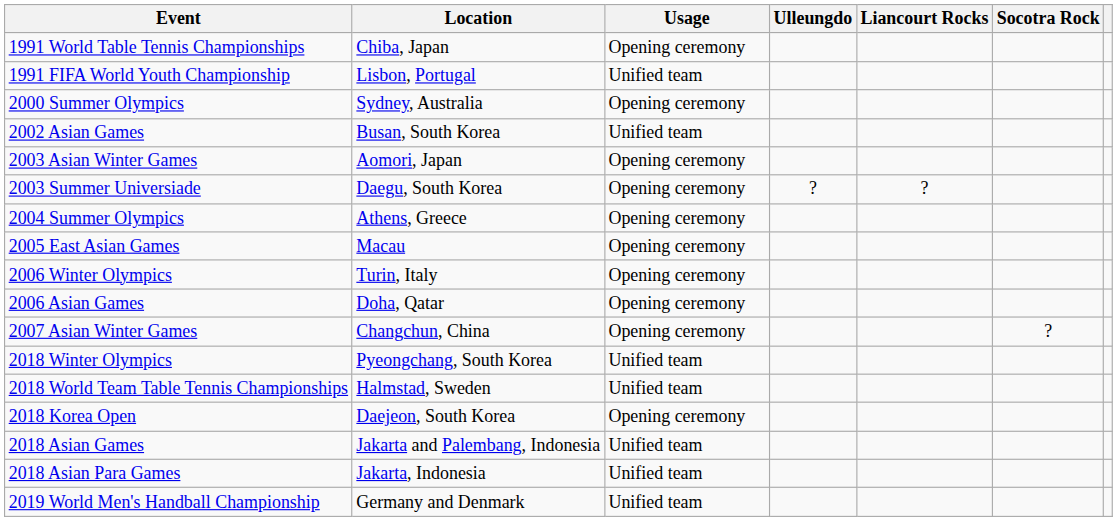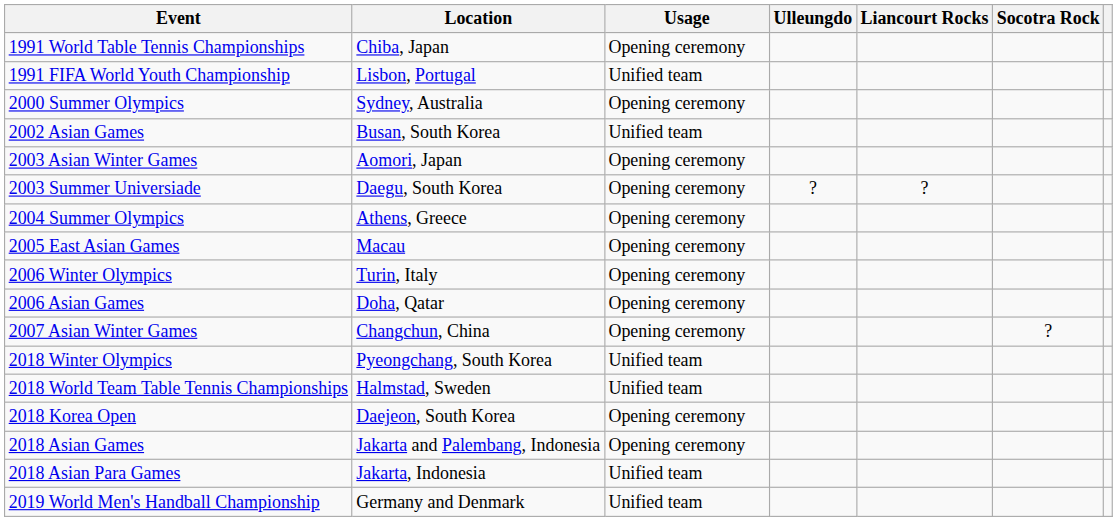(655, 445) Unified team -> (677, 445) Opening ceremony
